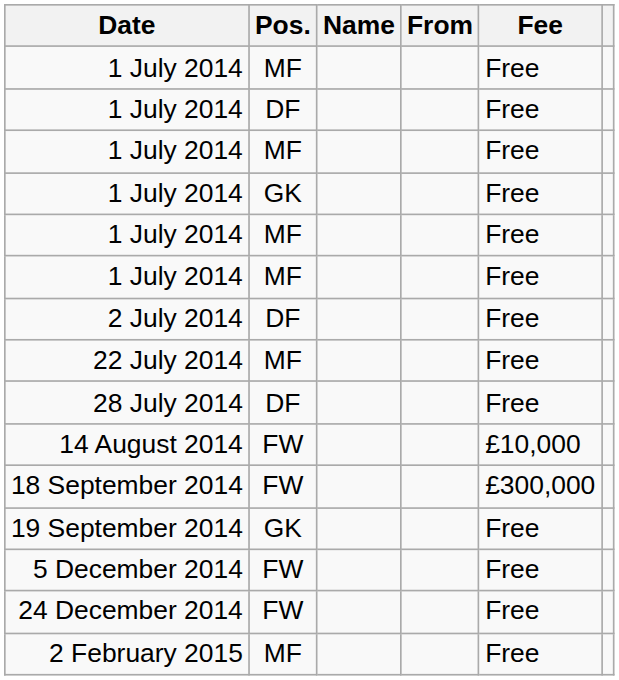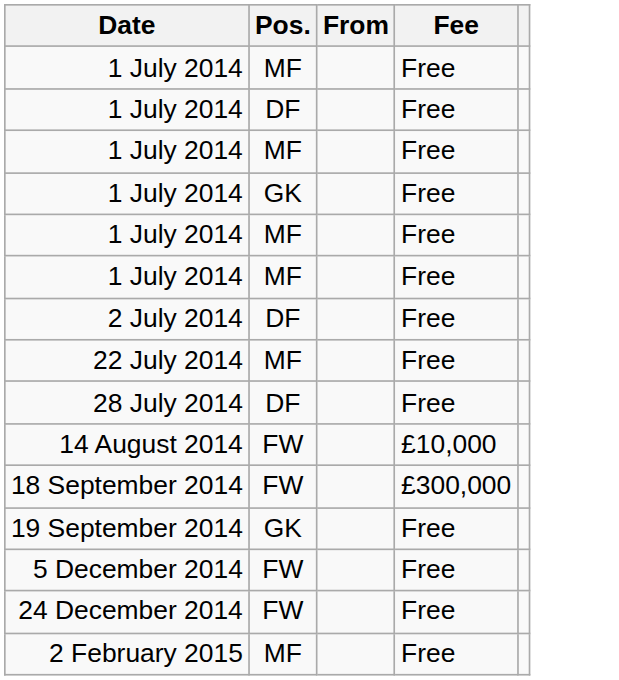- column: (359, 25)
